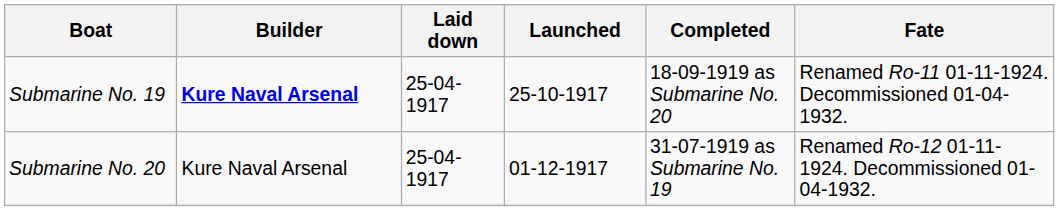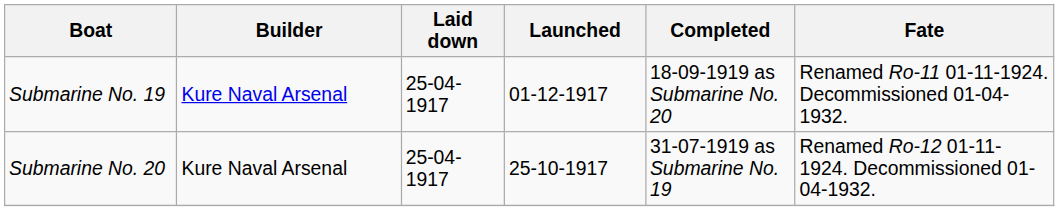(270, 94) bold -> (264, 94) normal
(559, 94) 25-10-1917 -> (559, 94) 01-12-1917
(559, 168) 01-12-1917 -> (559, 168) 25-10-1917
